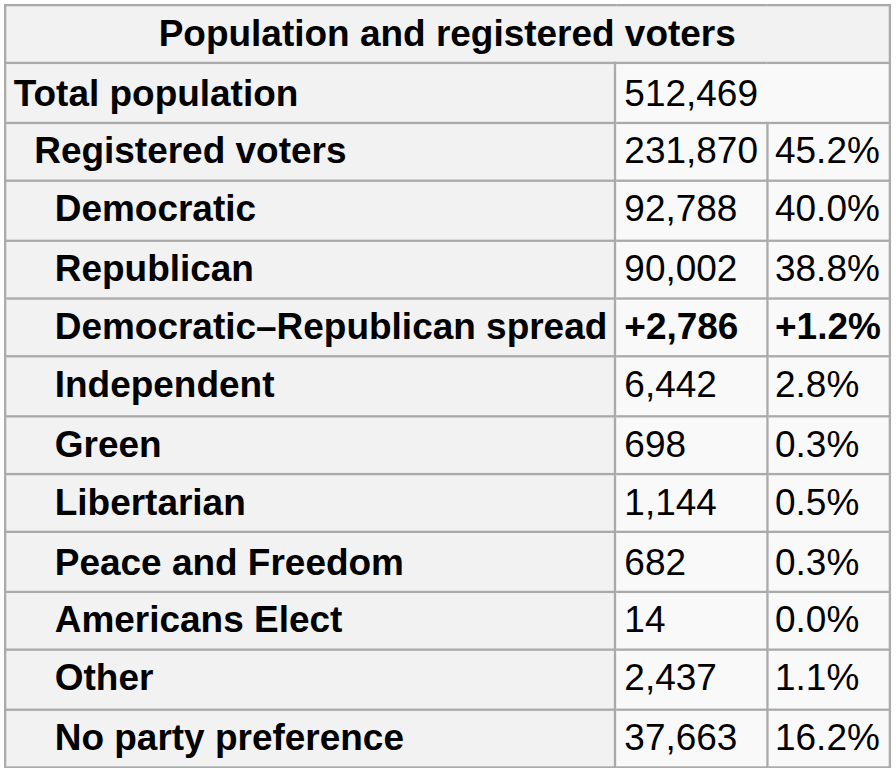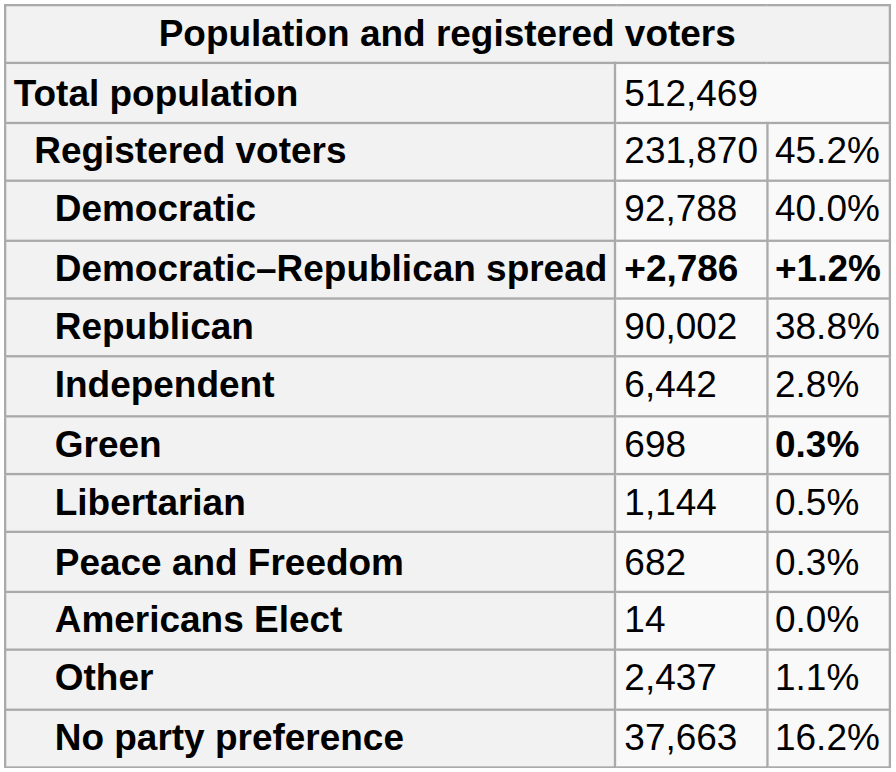rows swapped: (134, 268) <-> (310, 326)
(817, 444) normal -> (817, 444) bold
